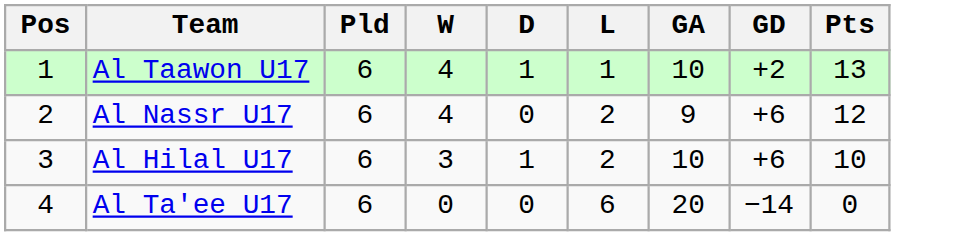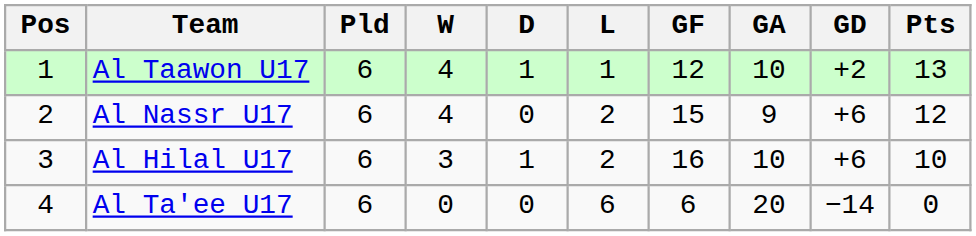+ column: (688, 28)
